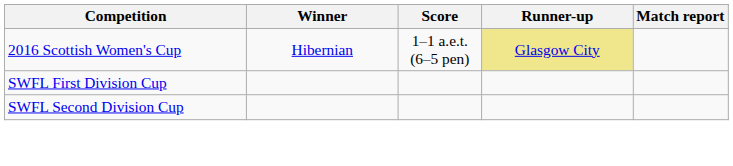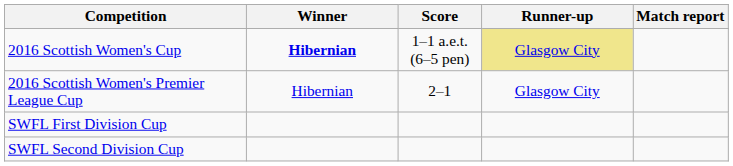(322, 49) normal -> (322, 49) bold
+ row: (106, 91)
